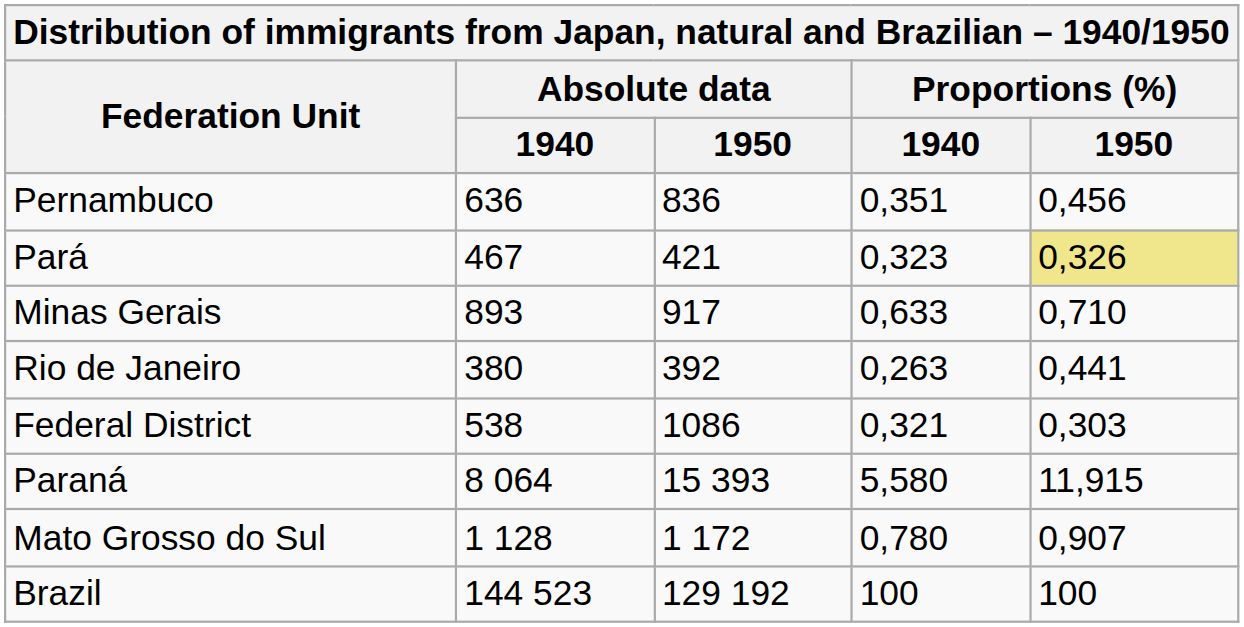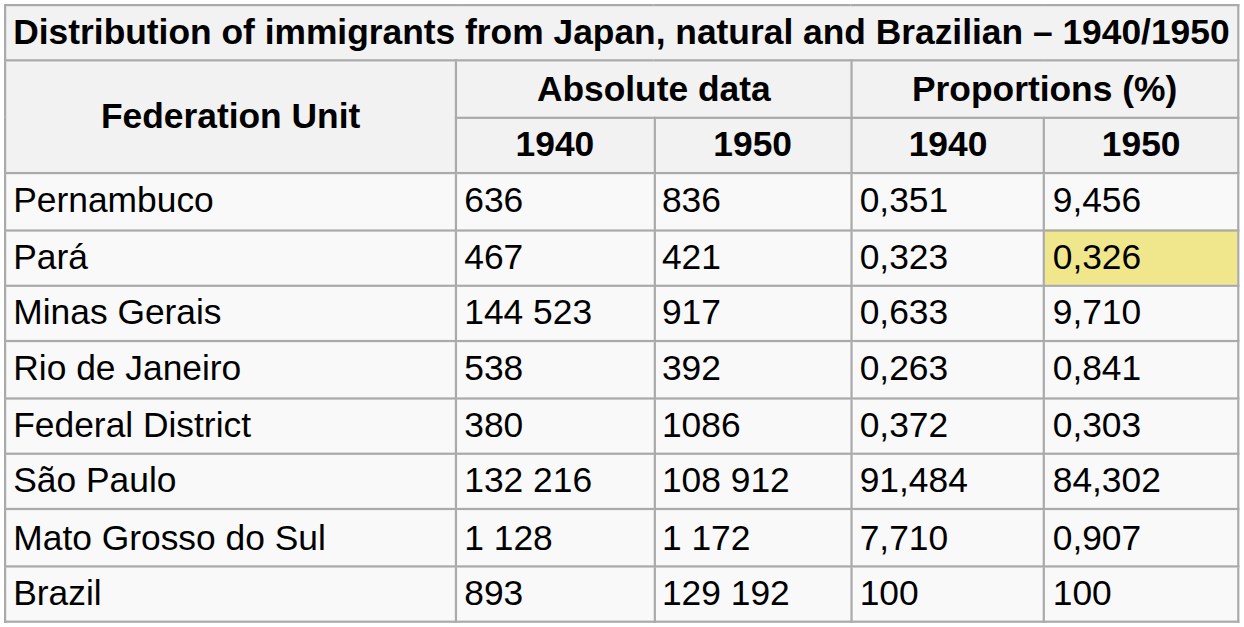(1082, 200) 0,456 -> (1097, 200) 9,456
(494, 312) 893 -> (528, 312) 144 523
(1082, 312) 0,710 -> (1097, 312) 9,710
(494, 369) 380 -> (494, 369) 538
(1082, 369) 0,441 -> (1097, 369) 0,841
(494, 425) 538 -> (494, 425) 380
(904, 425) 0,321 -> (904, 425) 0,372
+ row: (95, 481)
- row: (70, 481)
(904, 537) 0,780 -> (904, 537) 7,710
(528, 593) 144 523 -> (494, 593) 893
